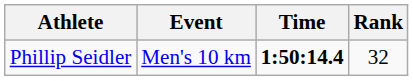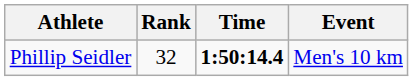columns swapped: (196, 22) <-> (378, 22)
